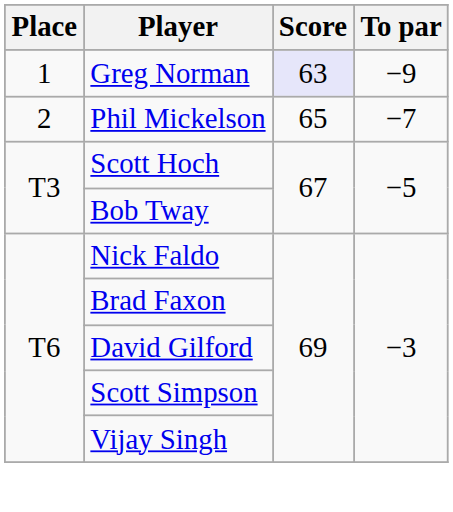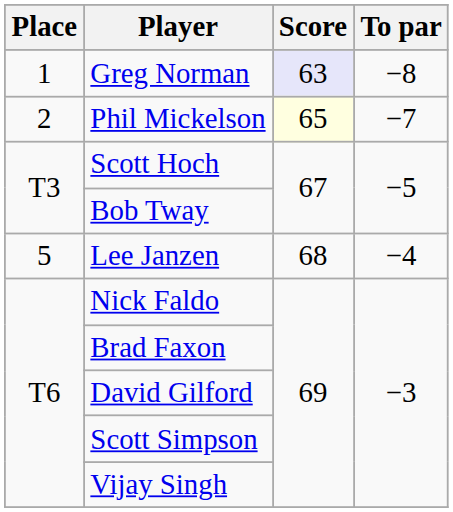(401, 73) −9 -> (401, 73) −8
(313, 118) no background -> (313, 118) lightyellow background
+ row: (155, 255)
